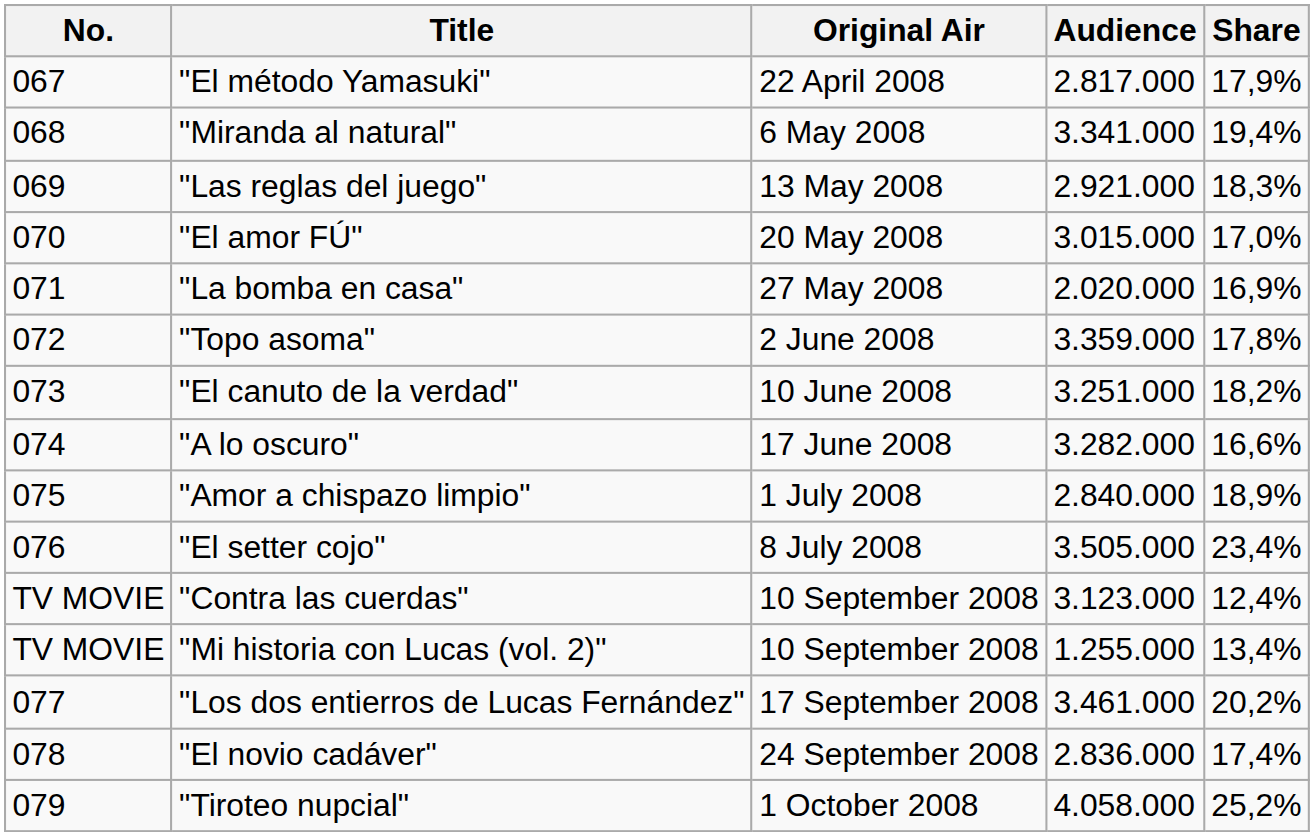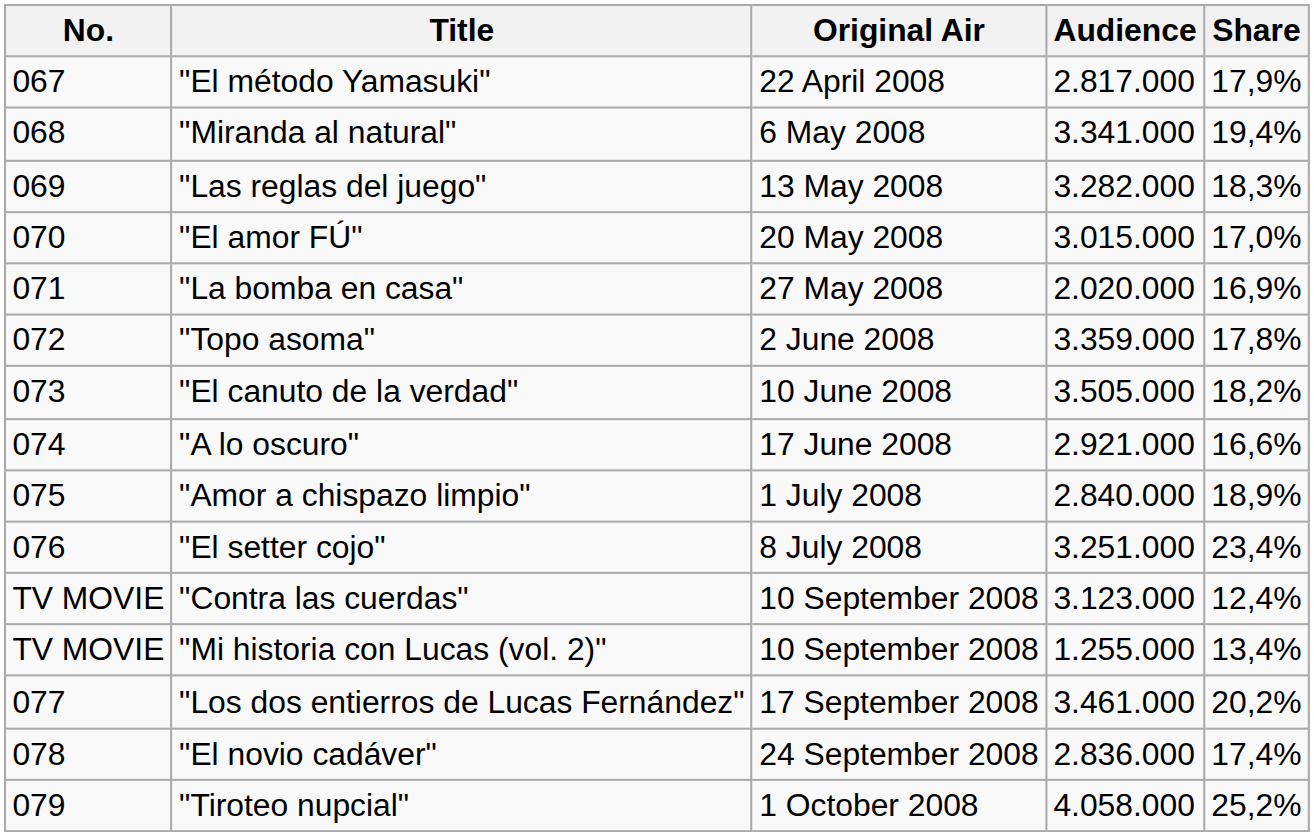(1124, 184) 2.921.000 -> (1124, 184) 3.282.000
(1124, 391) 3.251.000 -> (1124, 391) 3.505.000
(1124, 442) 3.282.000 -> (1124, 442) 2.921.000
(1124, 546) 3.505.000 -> (1124, 546) 3.251.000
